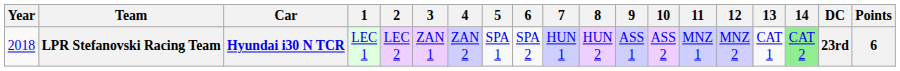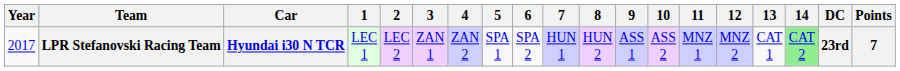(21, 46) 2018 -> (21, 46) 2017
(874, 46) 6 -> (874, 46) 7
